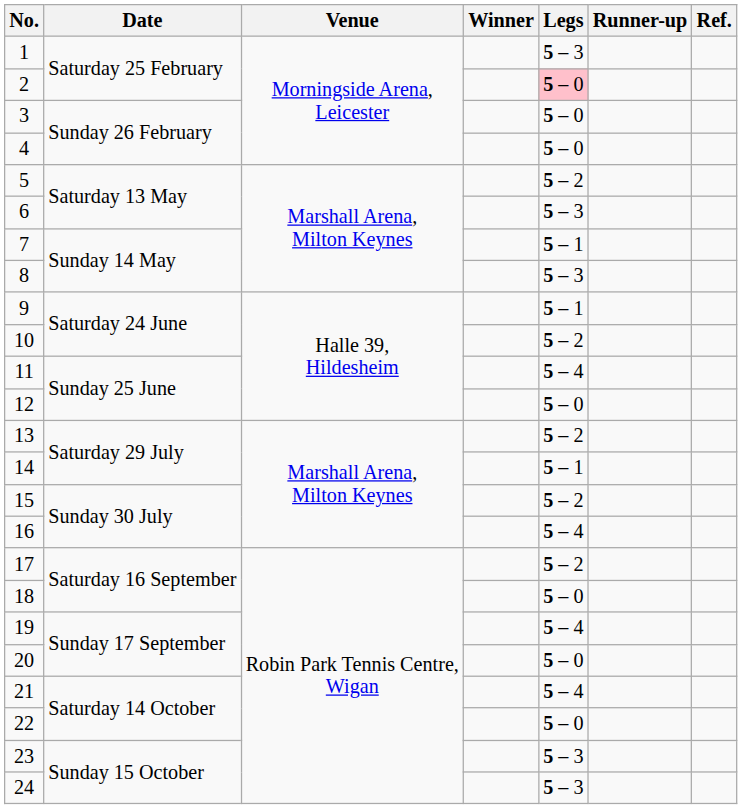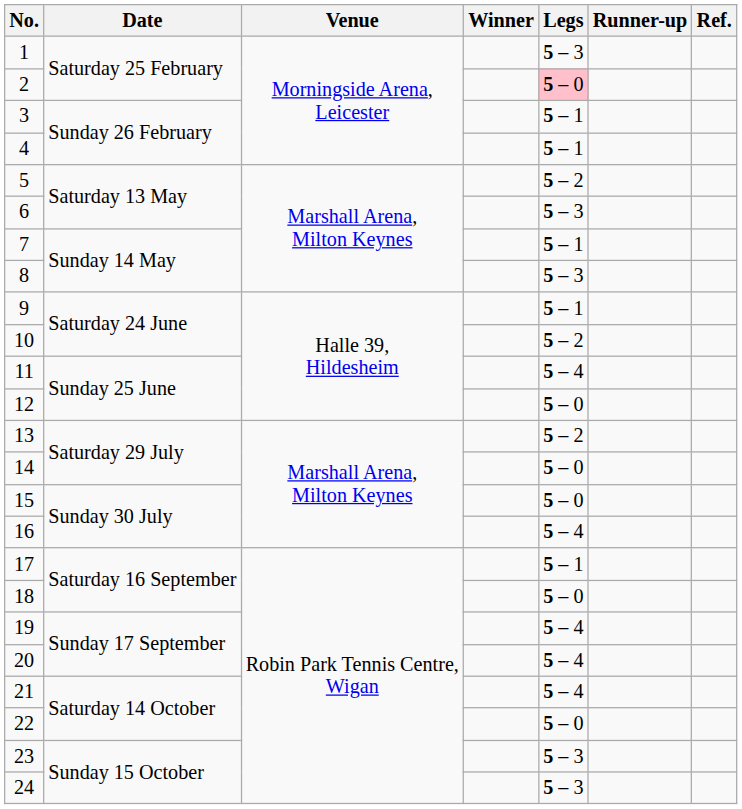(563, 116) 5 – 0 -> (563, 116) 5 – 1
(563, 148) 5 – 0 -> (563, 148) 5 – 1
(563, 468) 5 – 1 -> (563, 468) 5 – 0
(563, 500) 5 – 2 -> (563, 500) 5 – 0
(563, 564) 5 – 2 -> (563, 564) 5 – 1
(563, 659) 5 – 0 -> (563, 659) 5 – 4
